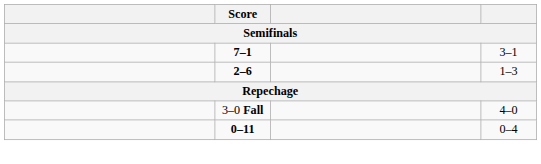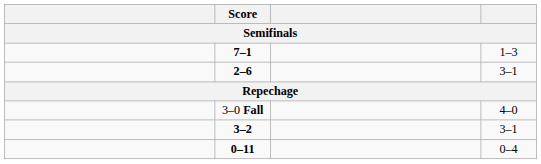(508, 52) 3–1 -> (508, 52) 1–3
(508, 71) 1–3 -> (508, 71) 3–1
+ row: (243, 129)
